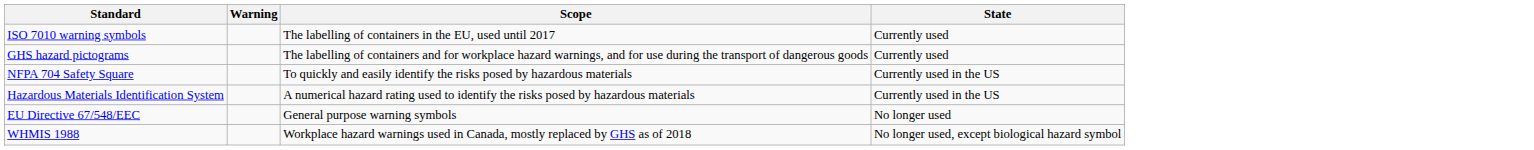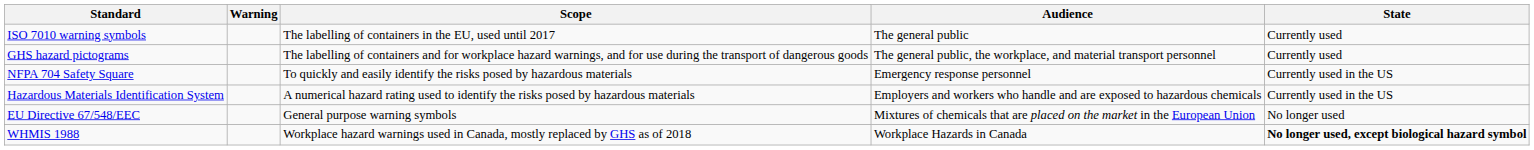+ column: (1068, 14)
(998, 134) normal -> (1397, 134) bold
